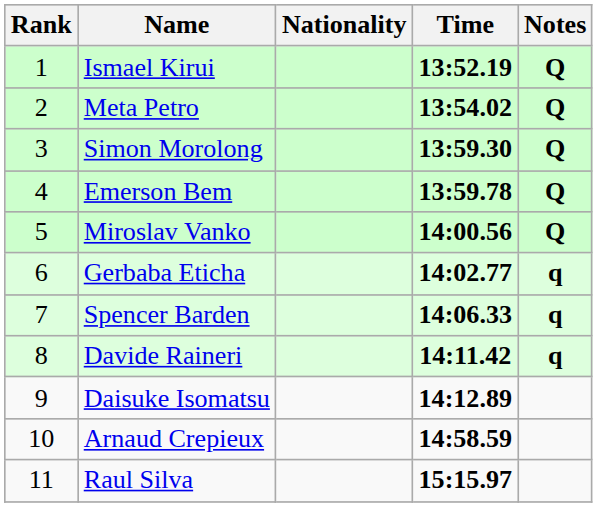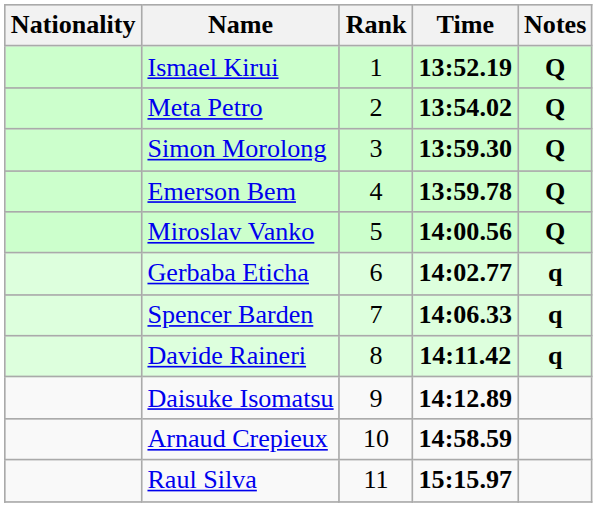columns swapped: (41, 25) <-> (344, 25)
